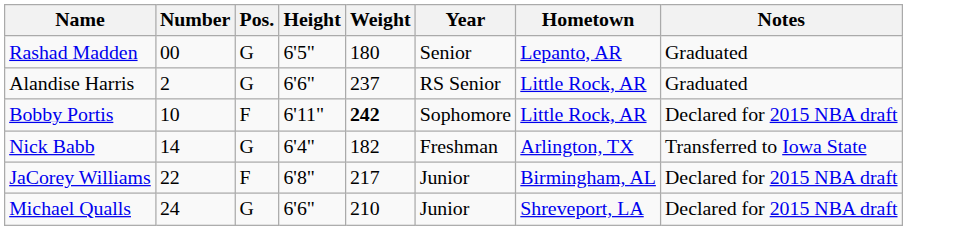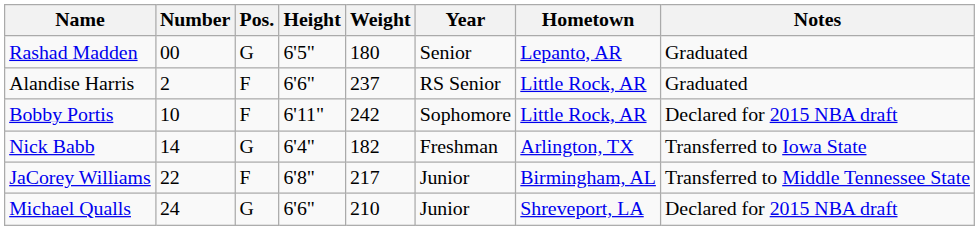(247, 83) G -> (245, 83) F
(365, 114) bold -> (365, 114) normal
(781, 177) Declared for 2015 NBA draft -> (817, 177) Transferred to Middle Tennessee State
